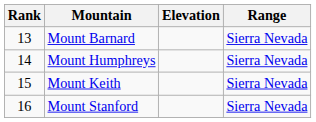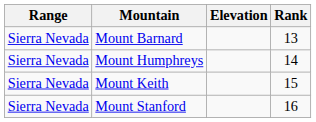columns swapped: (24, 15) <-> (267, 15)
